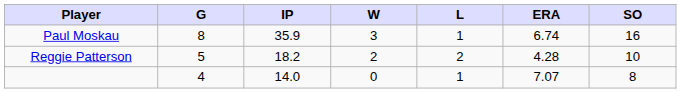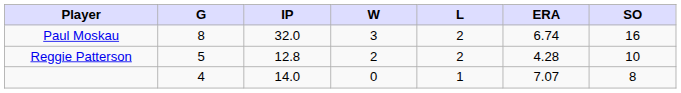(287, 35) 35.9 -> (287, 35) 32.0
(460, 35) 1 -> (460, 35) 2
(287, 56) 18.2 -> (287, 56) 12.8
